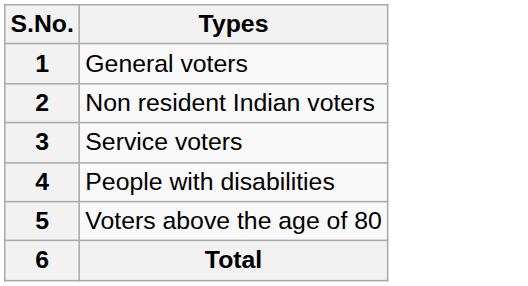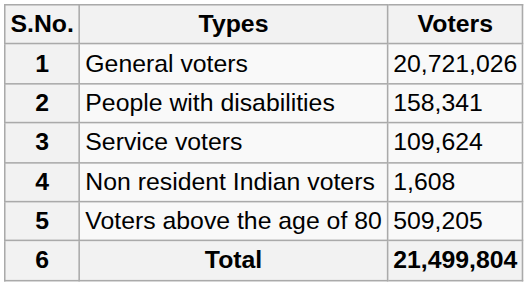+ column: (455, 24)
(230, 102) Non resident Indian voters -> (210, 102) People with disabilities
(210, 181) People with disabilities -> (230, 181) Non resident Indian voters
